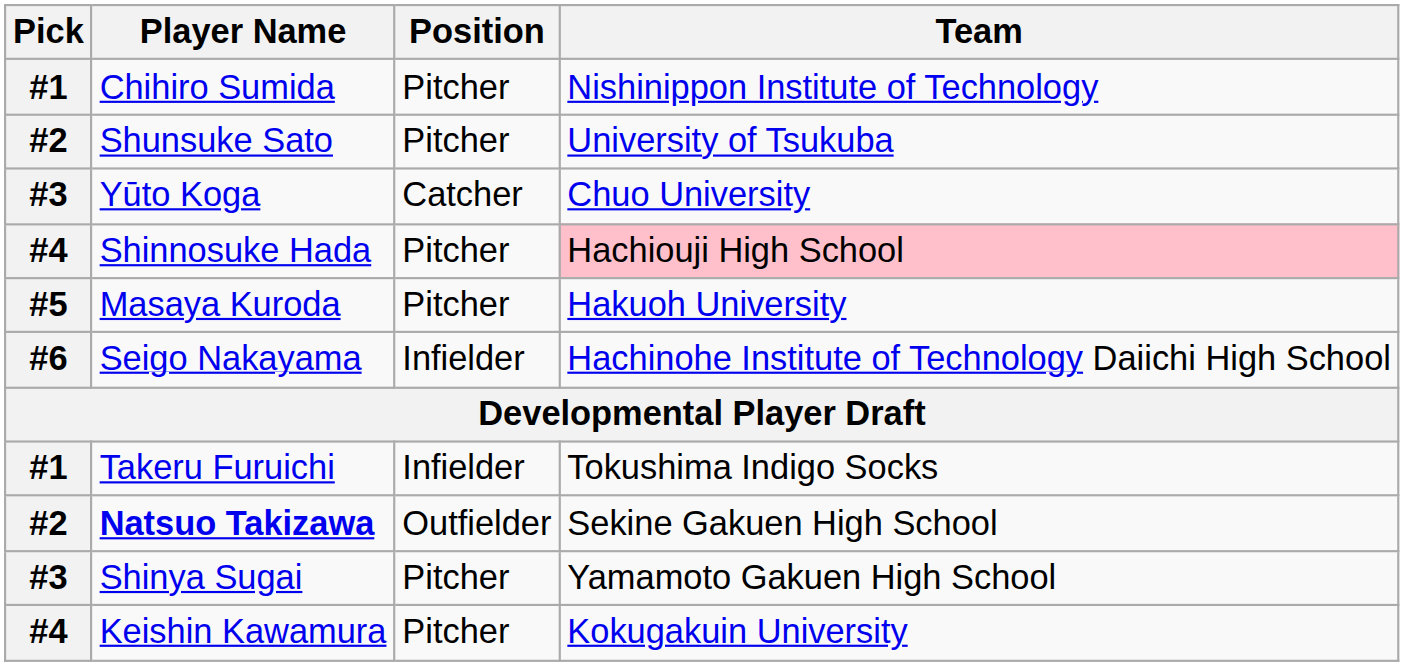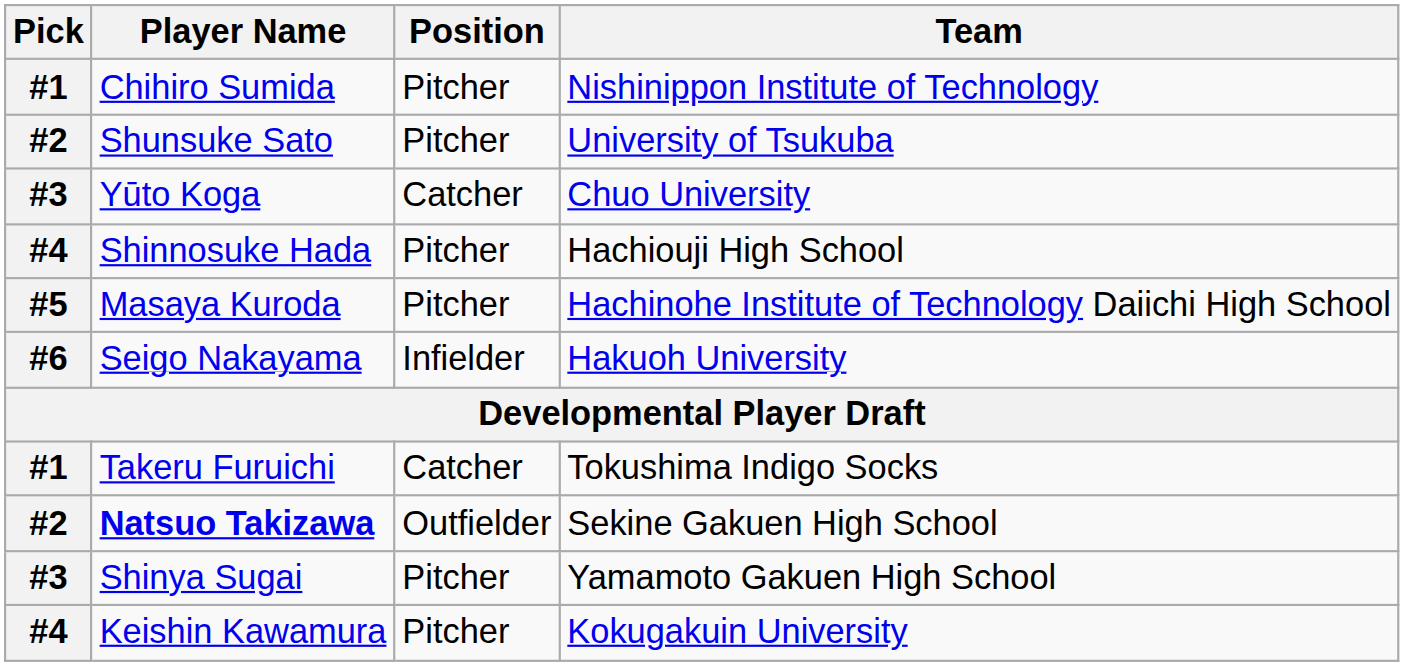(736, 250) pink background -> (736, 250) no background
(707, 304) Hakuoh University -> (979, 304) Hachinohe Institute of Technology Daiichi High School
(979, 359) Hachinohe Institute of Technology Daiichi High School -> (707, 359) Hakuoh University
(464, 468) Infielder -> (463, 468) Catcher
